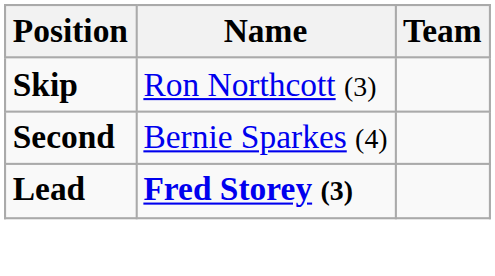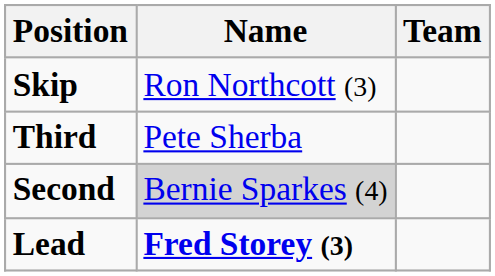+ row: (55, 137)
(265, 137) no background -> (265, 190) lightgrey background
